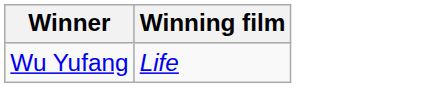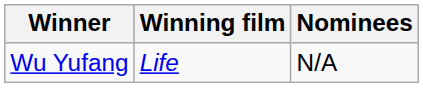+ column: (355, 23)
